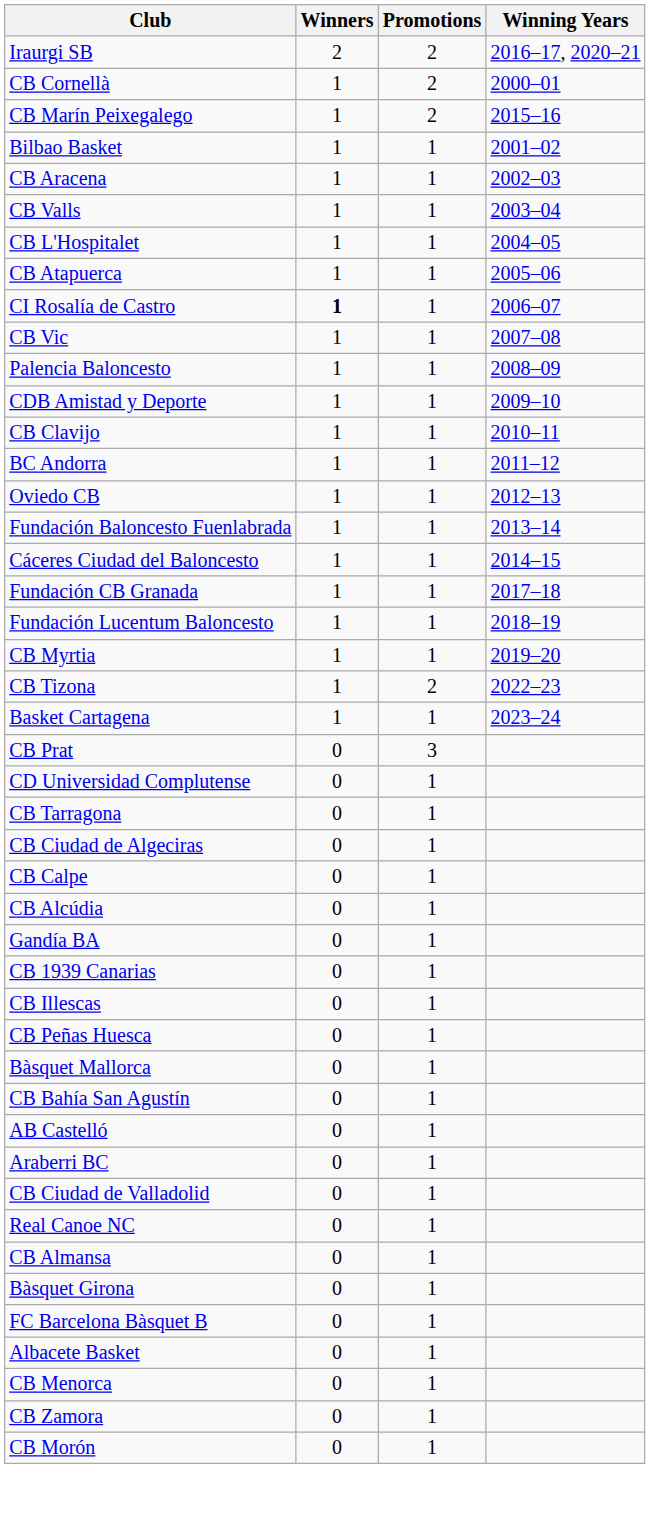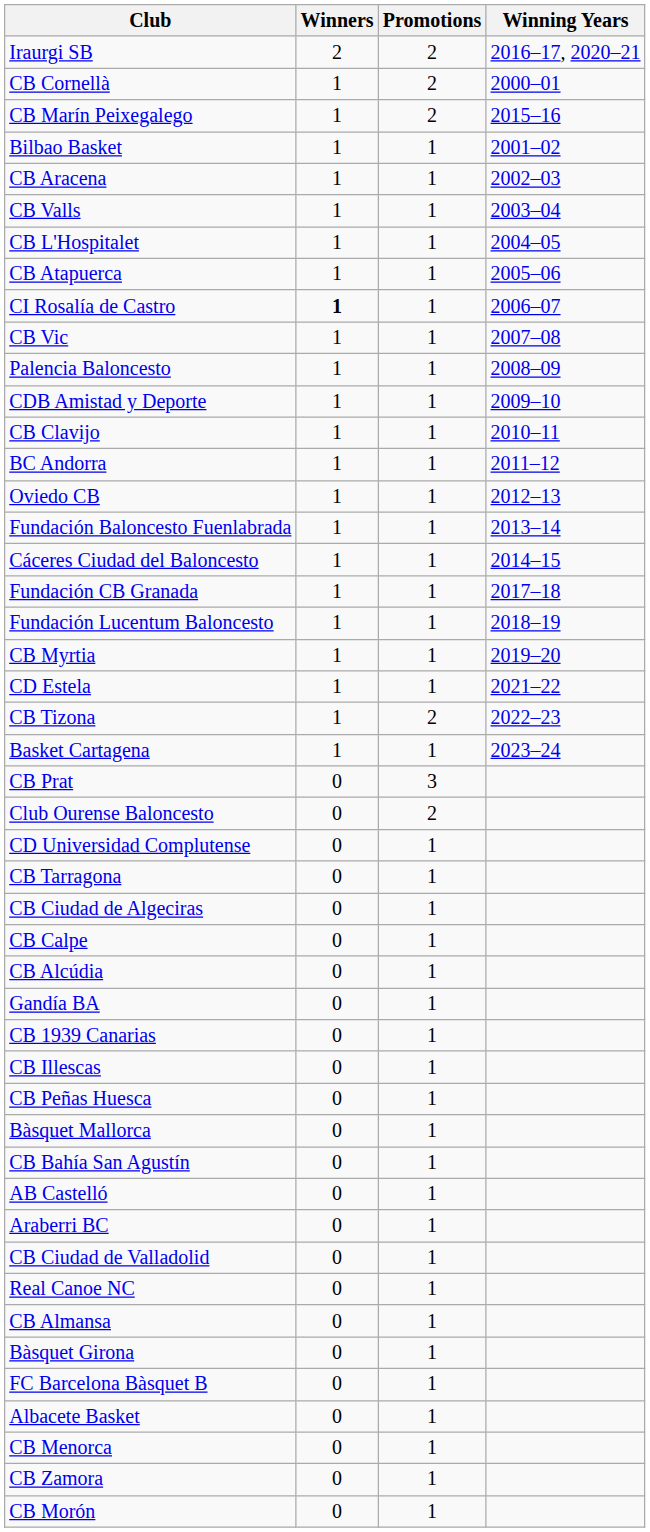+ row: (50, 686)
+ row: (111, 813)
